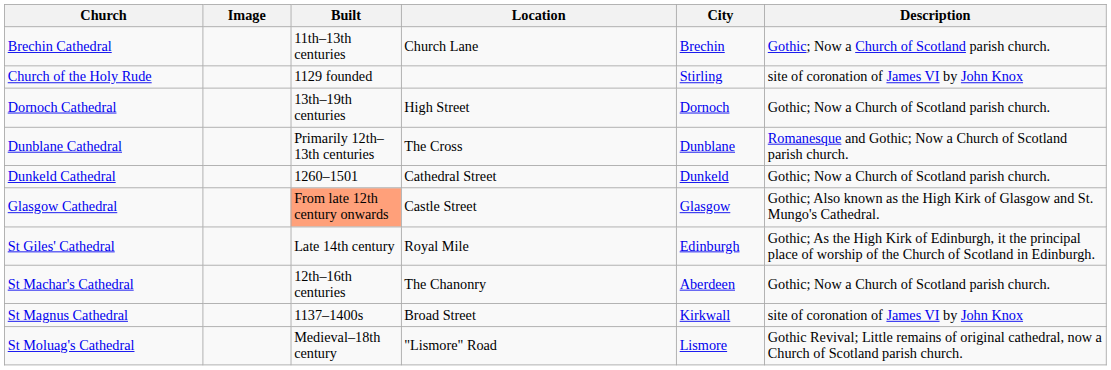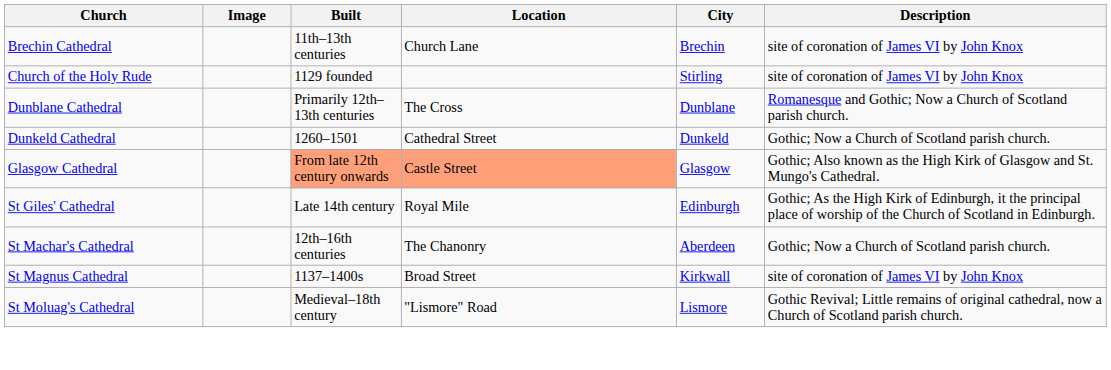(909, 46) Gothic; Now a Church of Scotland parish church. -> (895, 46) site of coronation of James VI by John Knox
- row: (62, 107)
(440, 207) no background -> (440, 168) lightsalmon background
